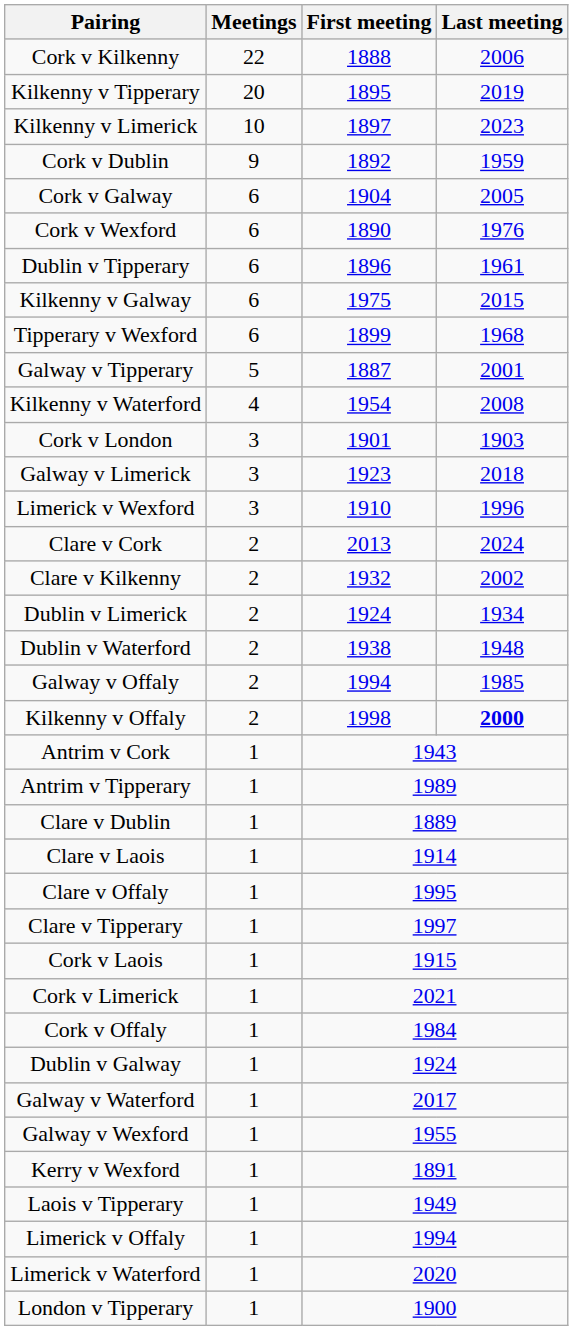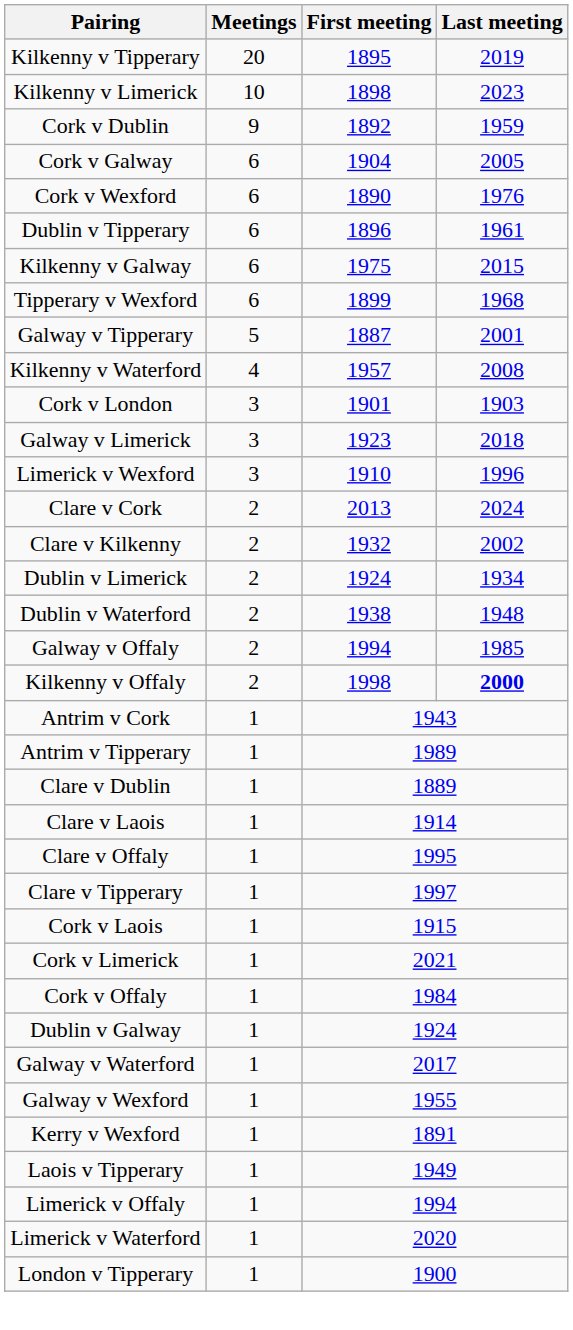- row: (105, 56)
(369, 126) 1897 -> (369, 91) 1898
(369, 404) 1954 -> (369, 369) 1957
